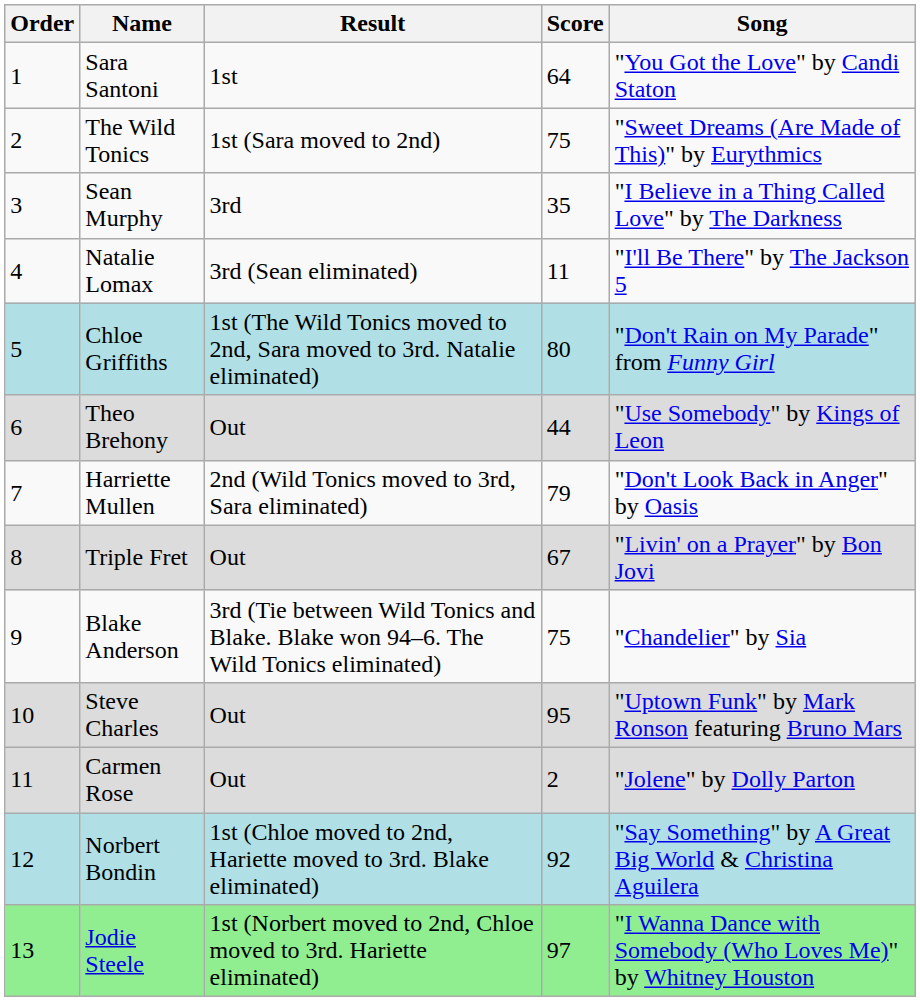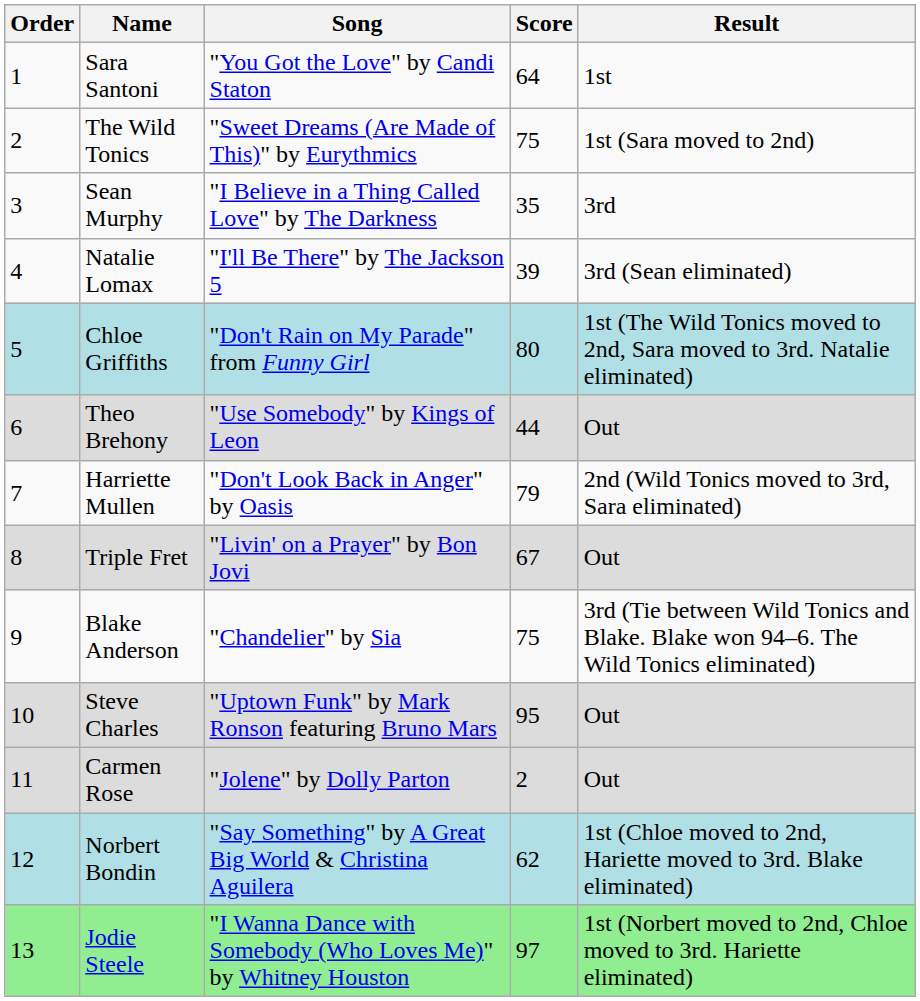columns swapped: (762, 23) <-> (373, 23)
(558, 270) 11 -> (528, 270) 39
(559, 858) 92 -> (528, 858) 62
